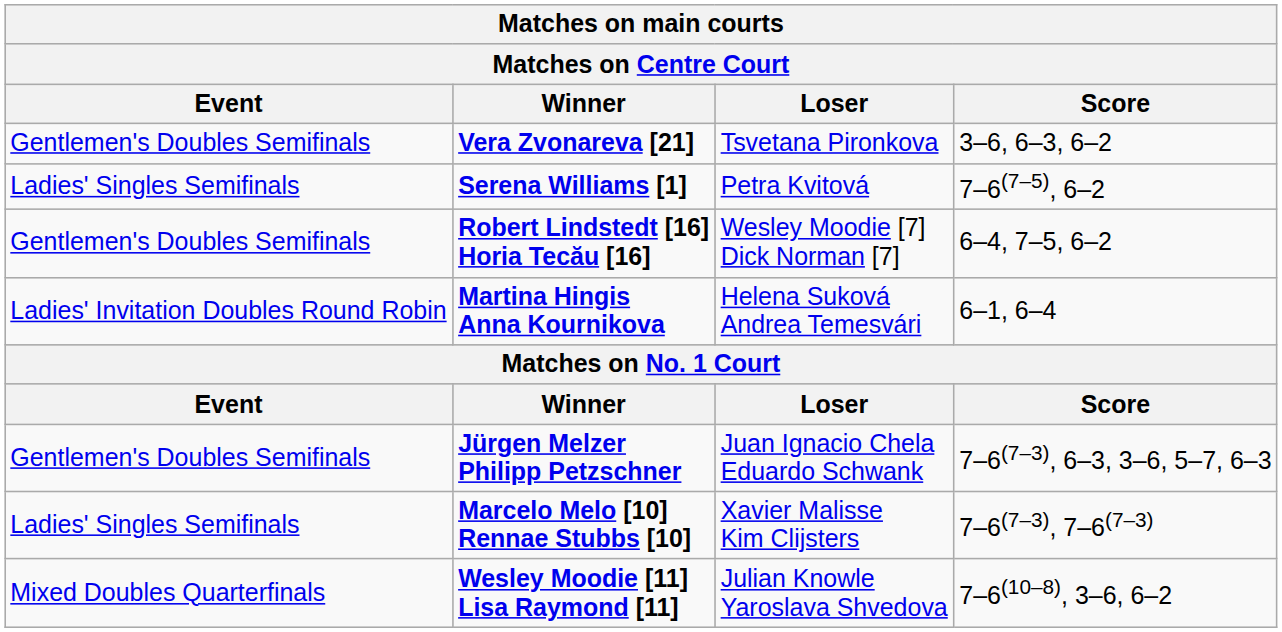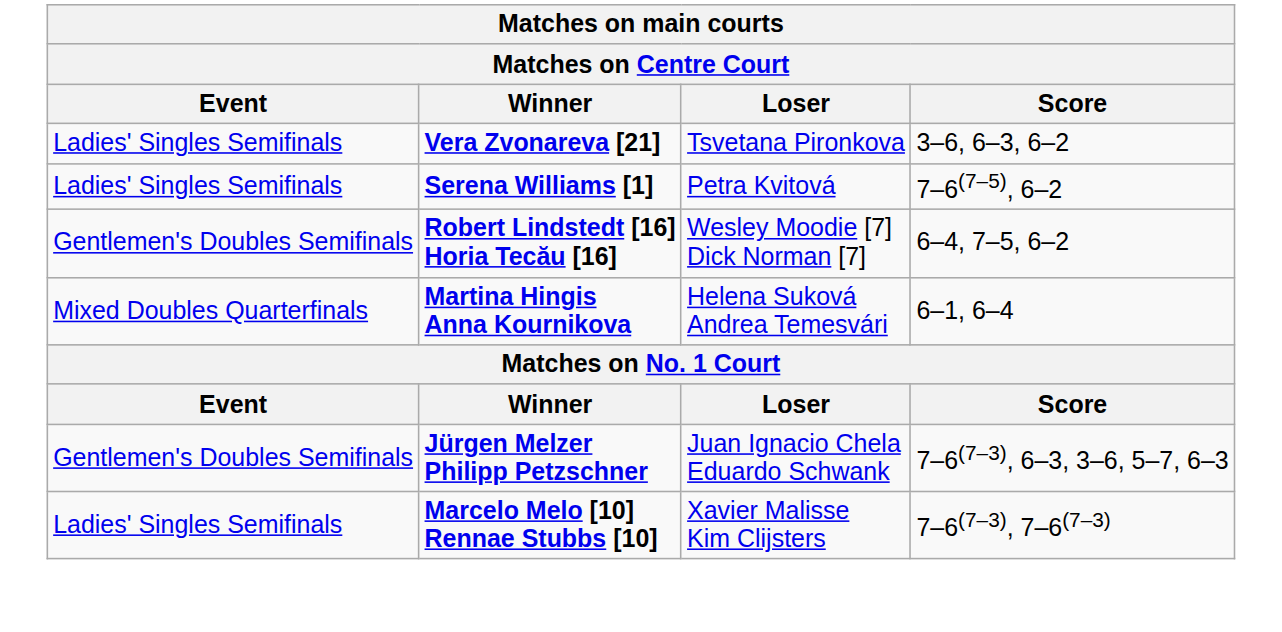(190, 143) Gentlemen's Doubles Semifinals -> (198, 143) Ladies' Singles Semifinals
(228, 310) Ladies' Invitation Doubles Round Robin -> (211, 310) Mixed Doubles Quarterfinals
- row: (573, 592)
